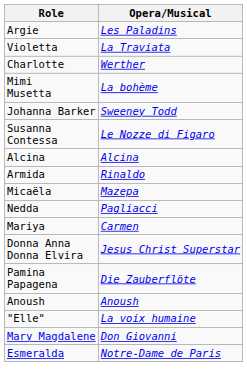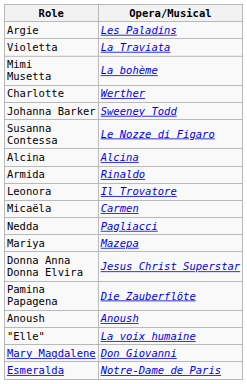rows swapped: (29, 88) <-> (35, 64)
+ row: (29, 192)
(120, 192) Mazepa -> (120, 209) Carmen
(120, 226) Carmen -> (120, 243) Mazepa
